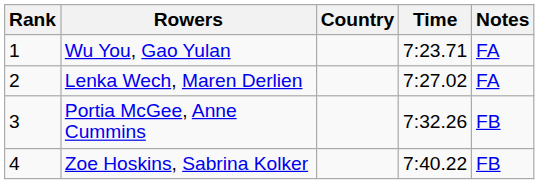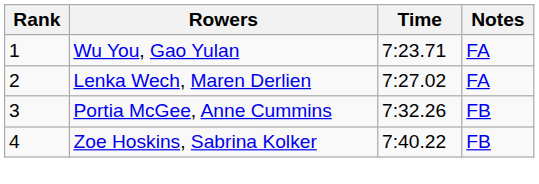- column: (357, 19)
